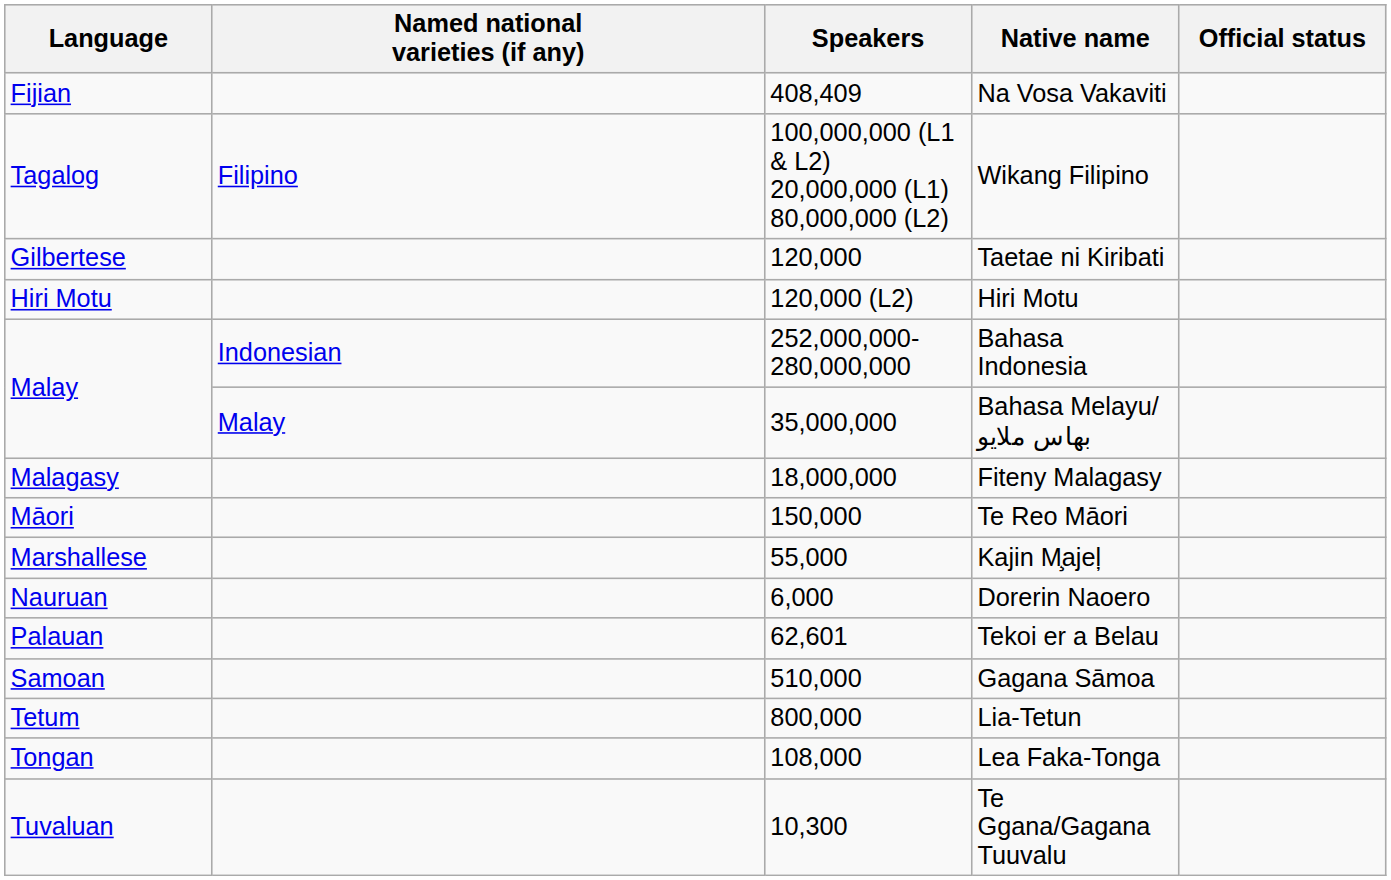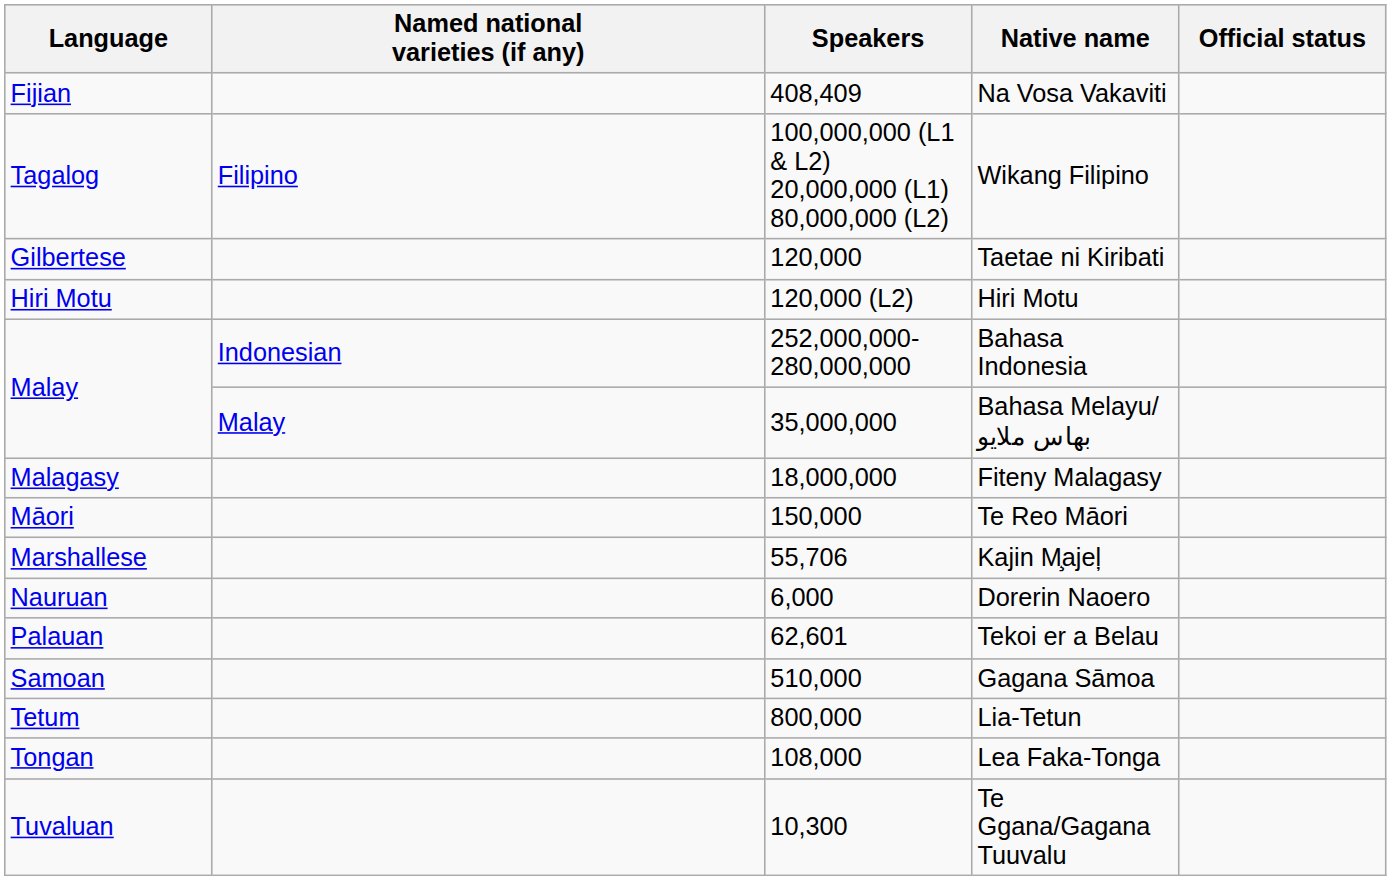(809, 557) 55,000 -> (809, 557) 55,706
